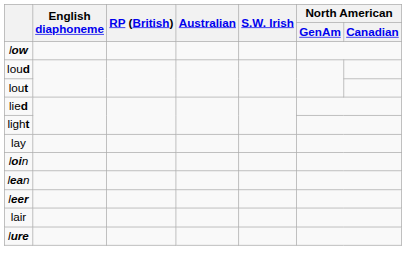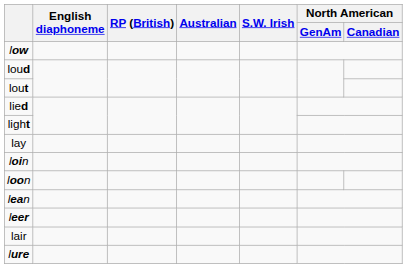+ row: (19, 180)
